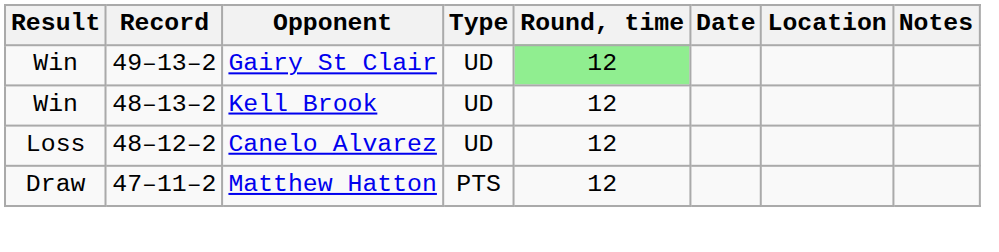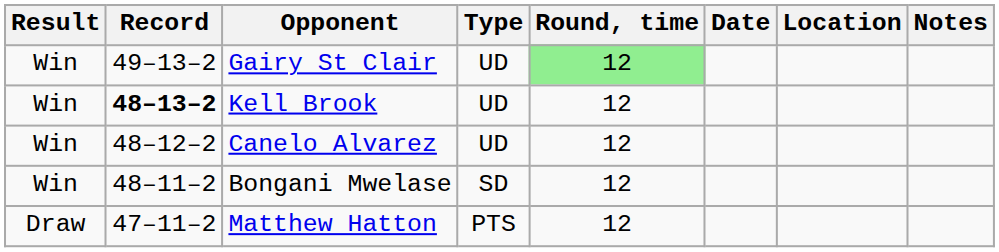(164, 106) normal -> (164, 106) bold
(56, 146) Loss -> (56, 146) Win
+ row: (340, 186)
